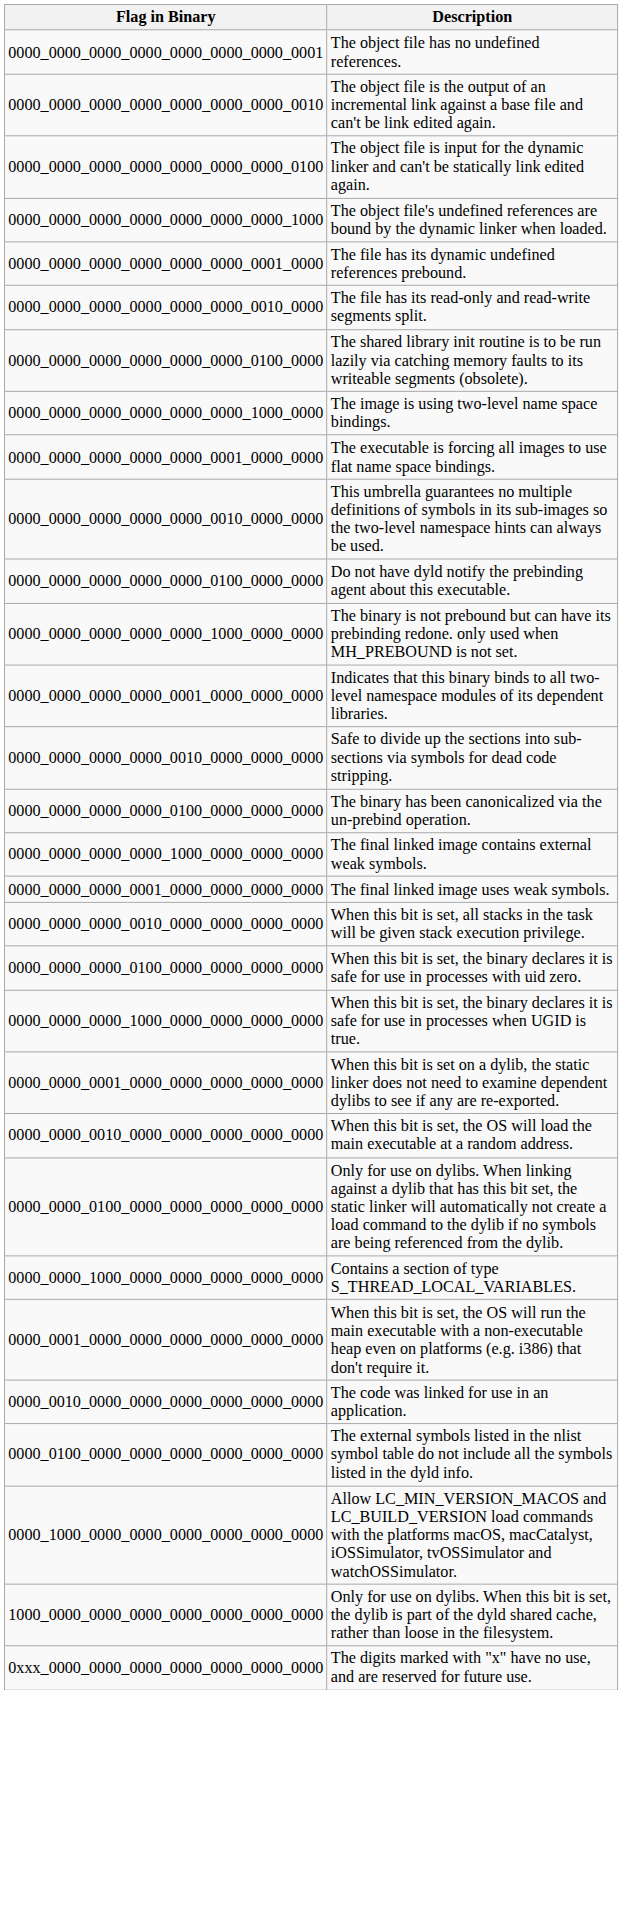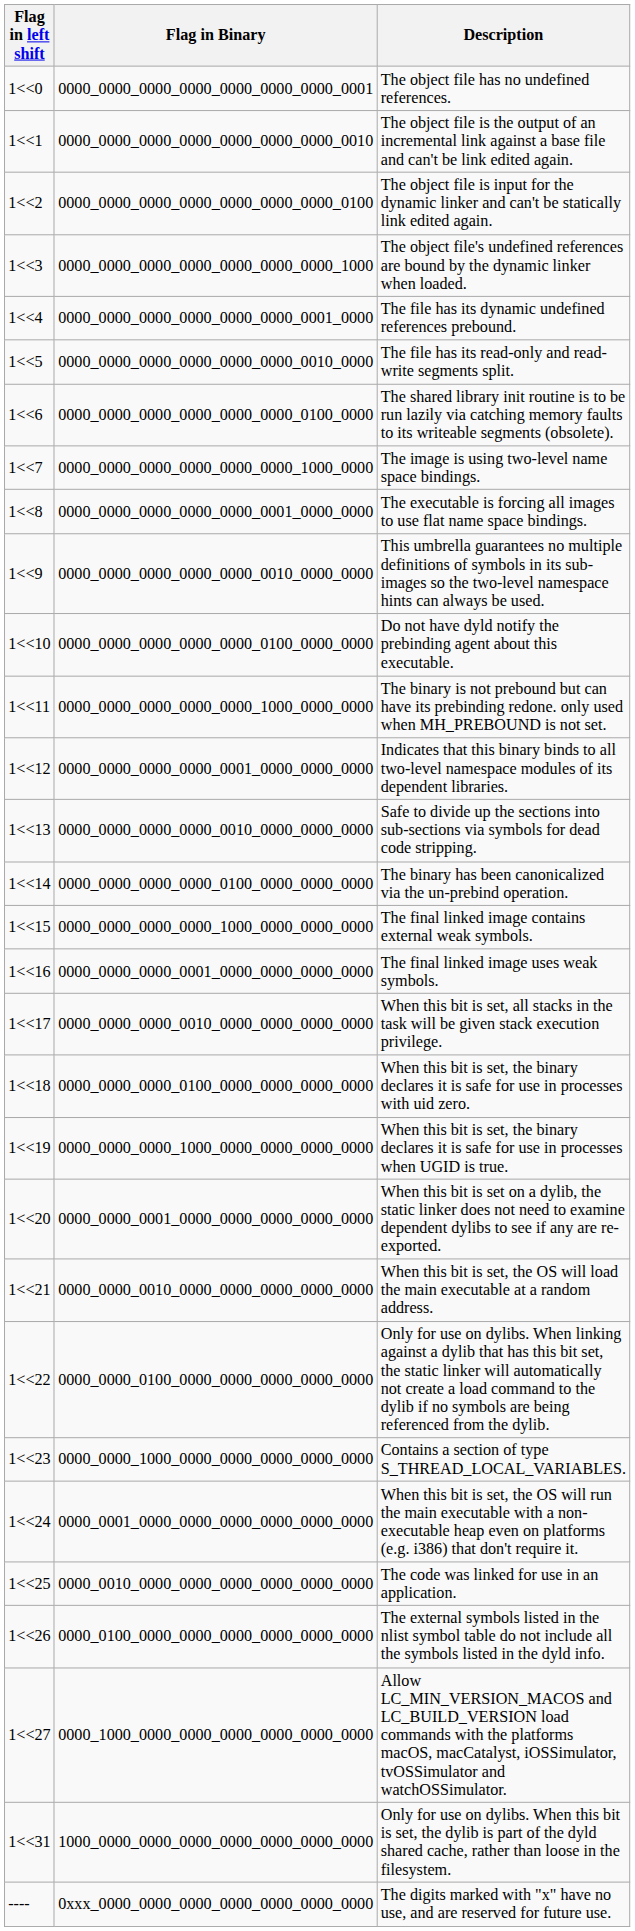+ column: (29, 35)
